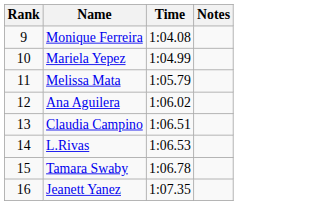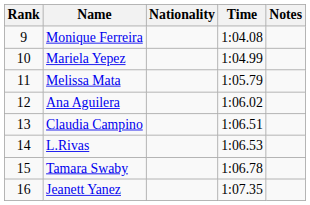+ column: (182, 15)
